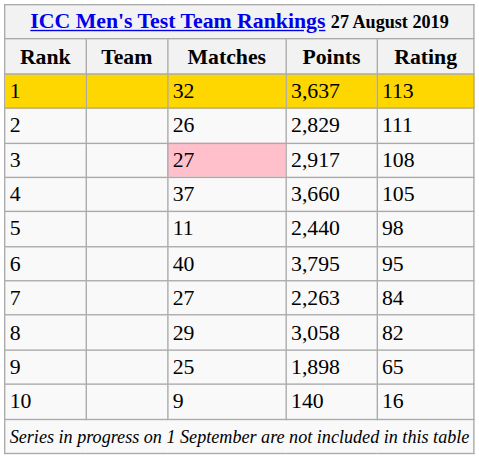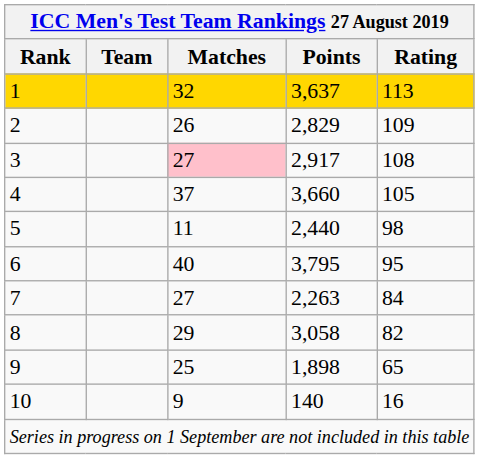(397, 125) 111 -> (398, 125) 109
